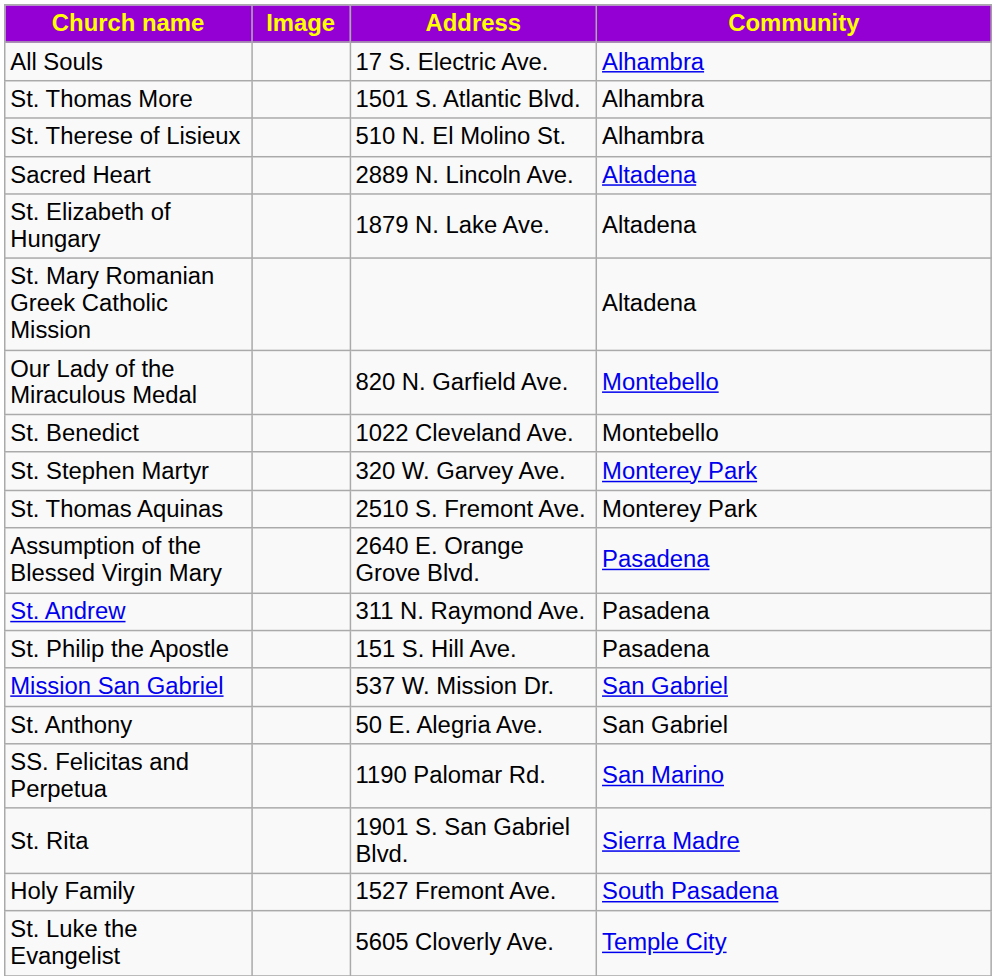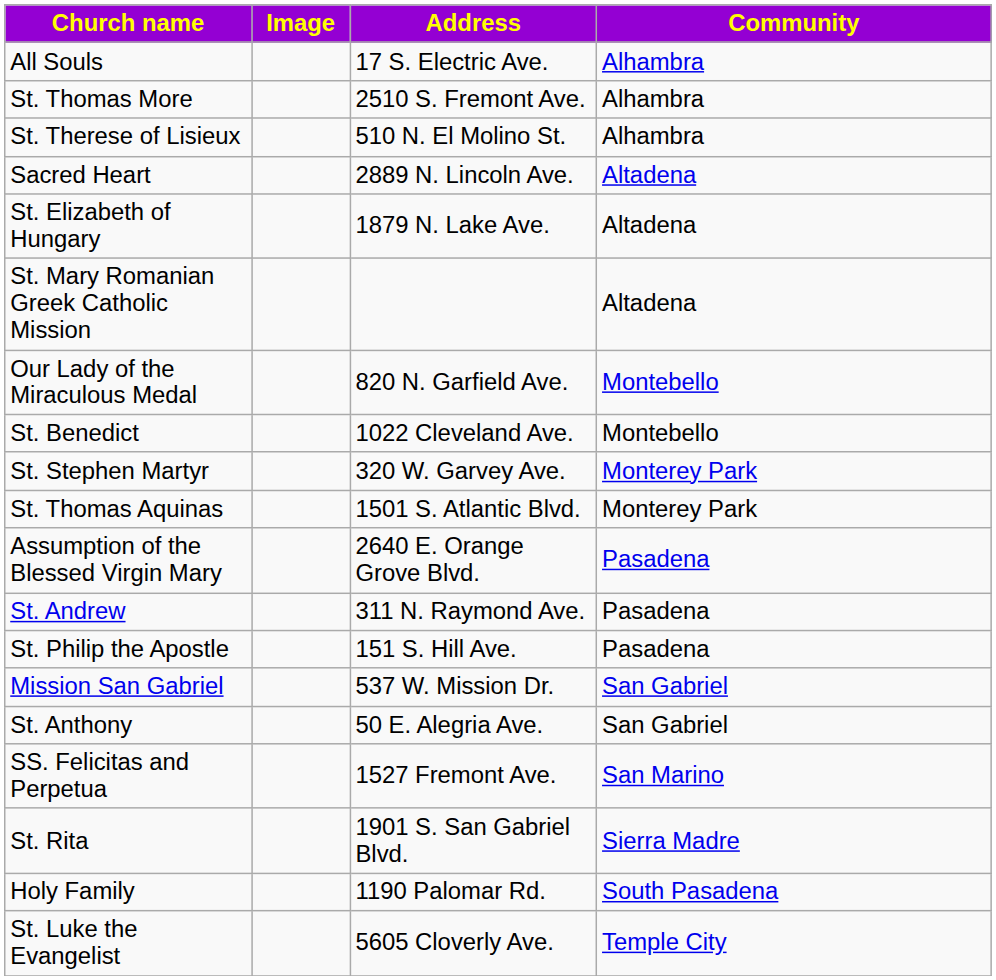(468, 99) 1501 S. Atlantic Blvd. -> (471, 99) 2510 S. Fremont Ave.
(471, 508) 2510 S. Fremont Ave. -> (468, 508) 1501 S. Atlantic Blvd.
(451, 775) 1190 Palomar Rd. -> (456, 775) 1527 Fremont Ave.
(456, 891) 1527 Fremont Ave. -> (451, 891) 1190 Palomar Rd.
